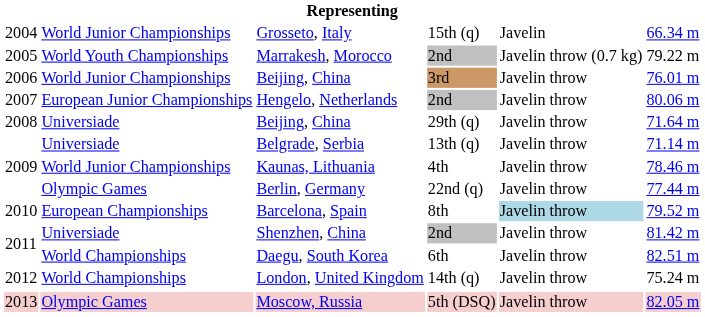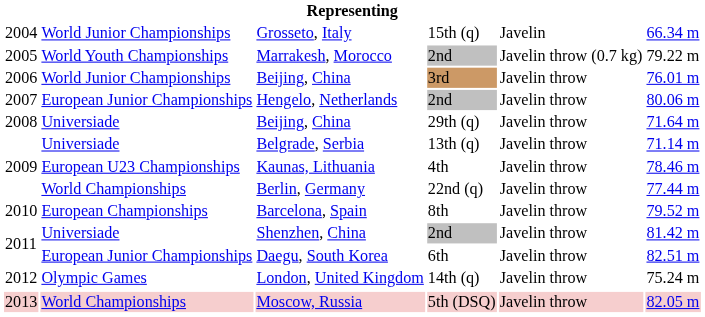(136, 166) World Junior Championships -> (141, 166) European U23 Championships
(94, 188) Olympic Games -> (114, 188) World Championships
(543, 211) lightblue background -> (543, 211) no background
(114, 255) World Championships -> (147, 255) European Junior Championships
(114, 277) World Championships -> (94, 277) Olympic Games
(94, 301) Olympic Games -> (114, 301) World Championships
